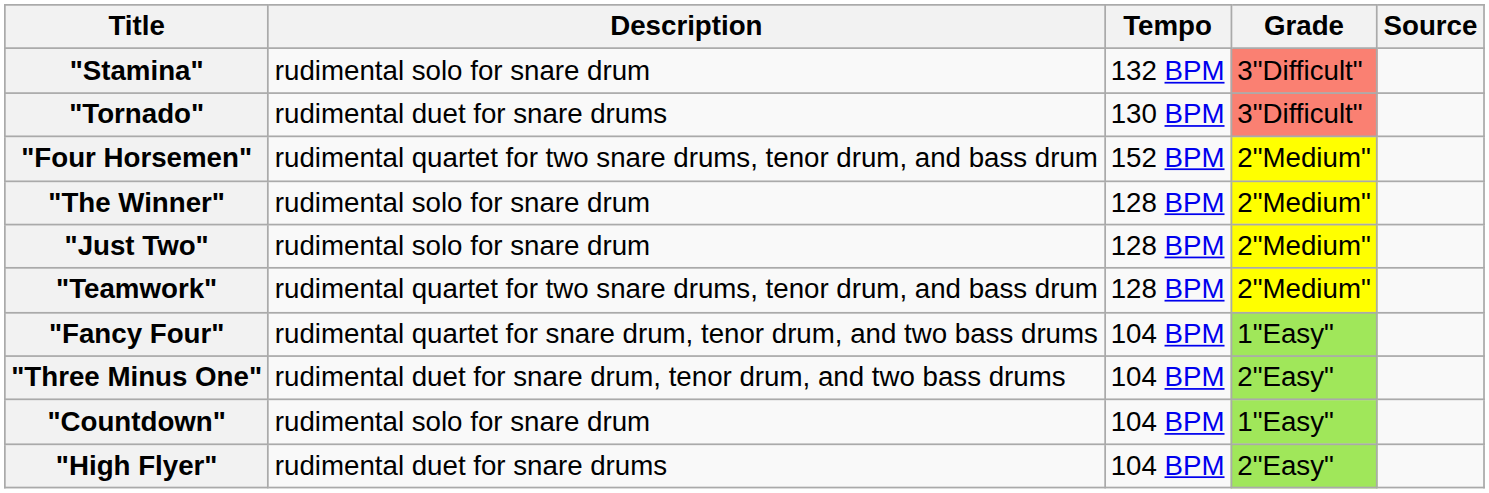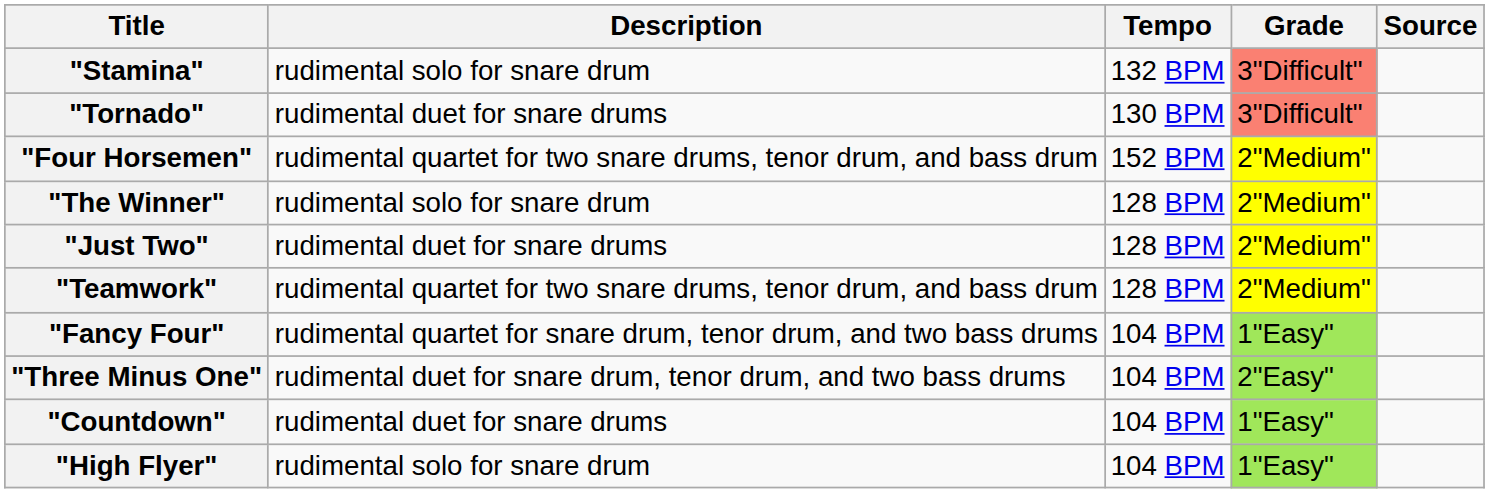(462, 245) rudimental solo for snare drum -> (471, 245) rudimental duet for snare drums
(462, 421) rudimental solo for snare drum -> (471, 421) rudimental duet for snare drums
(471, 465) rudimental duet for snare drums -> (462, 465) rudimental solo for snare drum
(1286, 465) 2"Easy" -> (1286, 465) 1"Easy"
